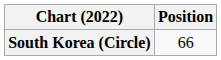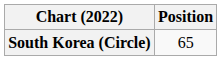(186, 42) 66 -> (186, 42) 65
